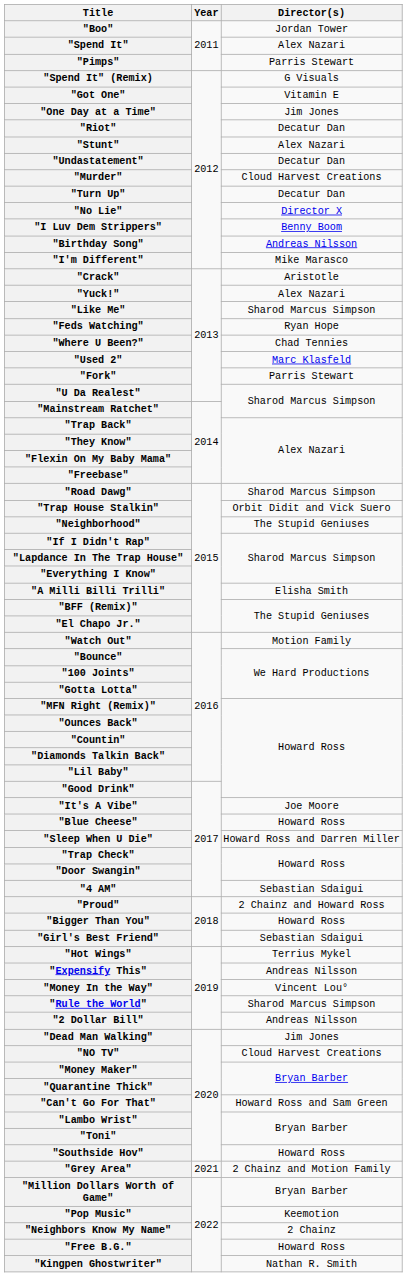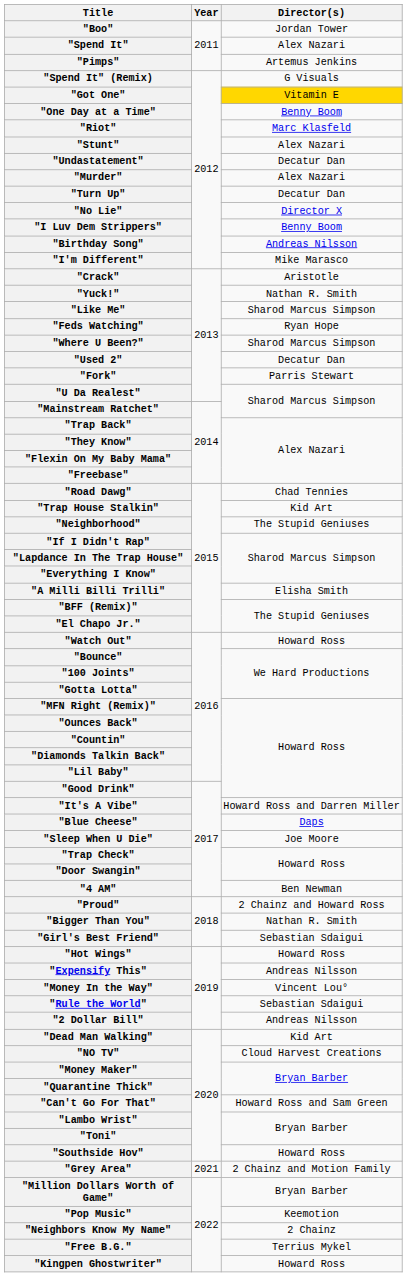(312, 62) Parris Stewart -> (312, 62) Artemus Jenkins
(312, 95) no background -> (312, 95) gold background
(312, 112) Jim Jones -> (312, 112) Benny Boom
(312, 128) Decatur Dan -> (312, 128) Marc Klasfeld
(312, 178) Cloud Harvest Creations -> (312, 178) Alex Nazari
(312, 294) Alex Nazari -> (312, 294) Nathan R. Smith
(312, 343) Chad Tennies -> (312, 343) Sharod Marcus Simpson
(312, 360) Marc Klasfeld -> (312, 360) Decatur Dan
(312, 492) Sharod Marcus Simpson -> (312, 492) Chad Tennies
(312, 508) Orbit Didit and Vick Suero -> (312, 508) Kid Art
(312, 641) Motion Family -> (312, 641) Howard Ross
(312, 806) Joe Moore -> (312, 806) Howard Ross and Darren Miller
(312, 822) Howard Ross -> (312, 822) Daps
(312, 839) Howard Ross and Darren Miller -> (312, 839) Joe Moore
(312, 889) Sebastian Sdaigui -> (312, 889) Ben Newman
(312, 922) Howard Ross -> (312, 922) Nathan R. Smith
(312, 955) Terrius Mykel -> (312, 955) Howard Ross
(312, 1004) Sharod Marcus Simpson -> (312, 1004) Sebastian Sdaigui
(312, 1037) Jim Jones -> (312, 1037) Kid Art
(312, 1247) Howard Ross -> (312, 1247) Terrius Mykel
(312, 1264) Nathan R. Smith -> (312, 1264) Howard Ross
